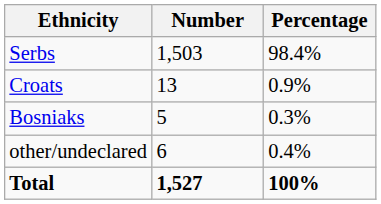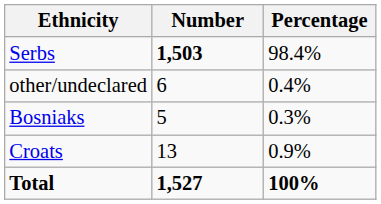(179, 53) normal -> (179, 53) bold
rows swapped: (36, 85) <-> (78, 150)
